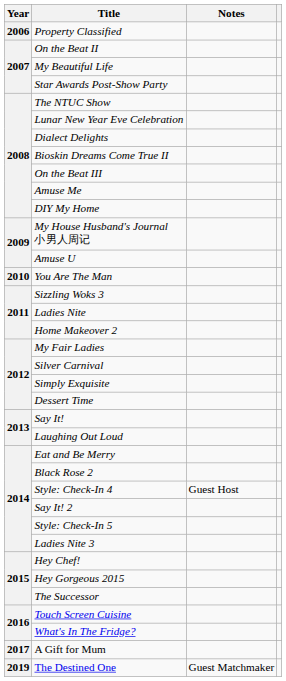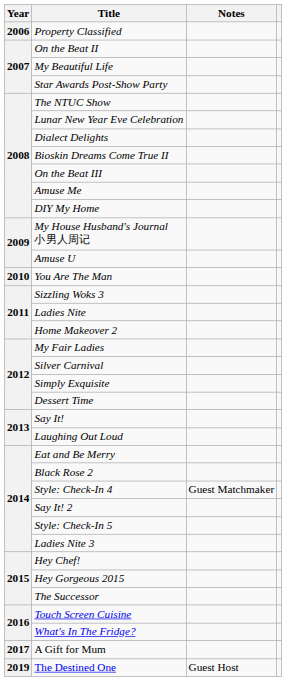(214, 489) Guest Host -> (231, 489) Guest Matchmaker
(231, 667) Guest Matchmaker -> (214, 667) Guest Host
